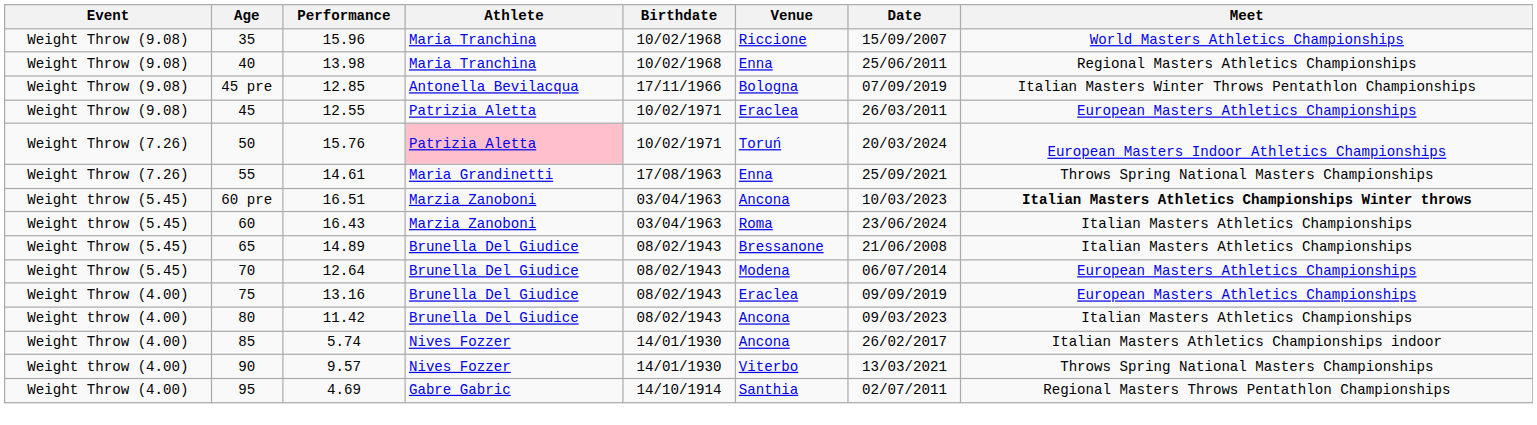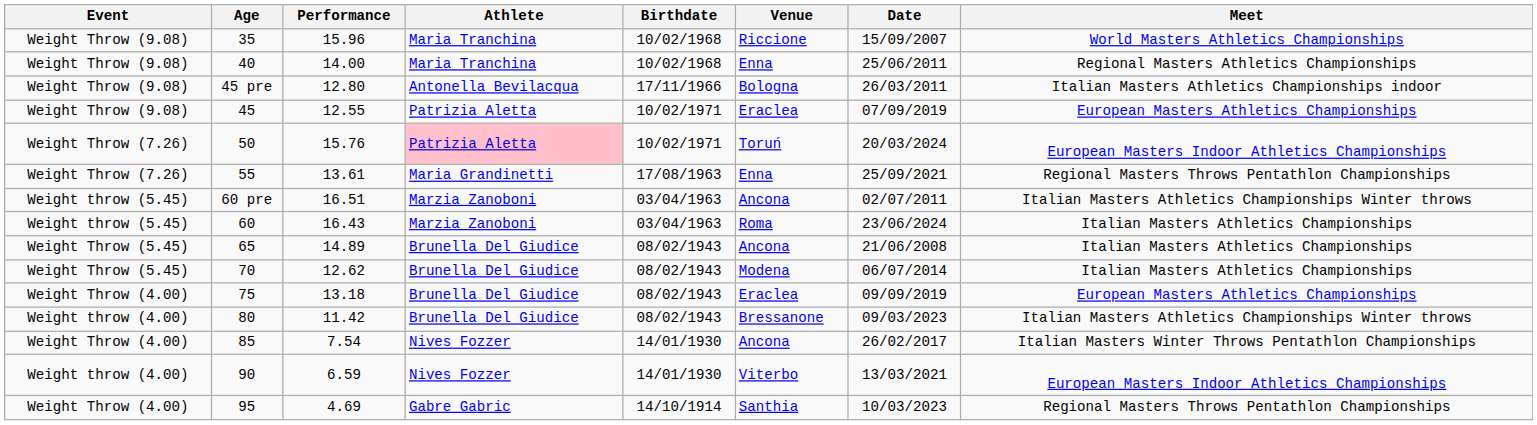(344, 64) 13.98 -> (344, 64) 14.00
(344, 88) 12.85 -> (344, 88) 12.80
(904, 88) 07/09/2019 -> (904, 88) 26/03/2011
(1247, 88) Italian Masters Winter Throws Pentathlon Championships -> (1247, 88) Italian Masters Athletics Championships indoor
(904, 111) 26/03/2011 -> (904, 111) 07/09/2019
(344, 176) 14.61 -> (344, 176) 13.61
(1247, 176) Throws Spring National Masters Championships -> (1247, 176) Regional Masters Throws Pentathlon Championships
(904, 200) 10/03/2023 -> (904, 200) 02/07/2011
(1247, 200) bold -> (1247, 200) normal
(781, 247) Bressanone -> (764, 247) Ancona
(344, 271) 12.64 -> (344, 271) 12.62
(1247, 271) European Masters Athletics Championships -> (1247, 271) Italian Masters Athletics Championships
(344, 295) 13.16 -> (344, 295) 13.18
(764, 319) Ancona -> (781, 319) Bressanone
(1247, 319) Italian Masters Athletics Championships -> (1247, 319) Italian Masters Athletics Championships Winter throws
(344, 342) 5.74 -> (344, 342) 7.54
(1247, 342) Italian Masters Athletics Championships indoor -> (1247, 342) Italian Masters Winter Throws Pentathlon Championships
(344, 366) 9.57 -> (344, 375) 6.59
(1247, 366) Throws Spring National Masters Championships -> (1247, 383) European Masters Indoor Athletics Championships
(904, 390) 02/07/2011 -> (904, 407) 10/03/2023
